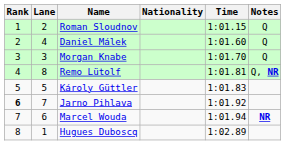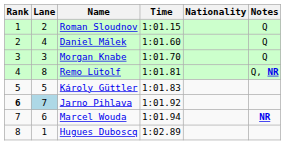columns swapped: (173, 12) <-> (227, 12)
(44, 102) no background -> (44, 102) lightblue background
